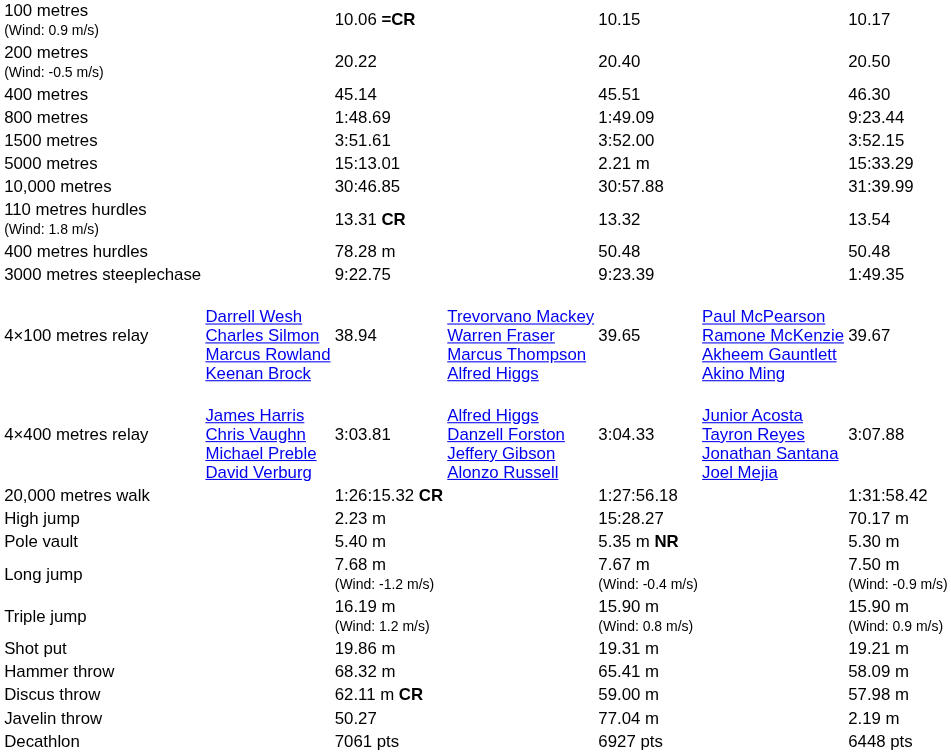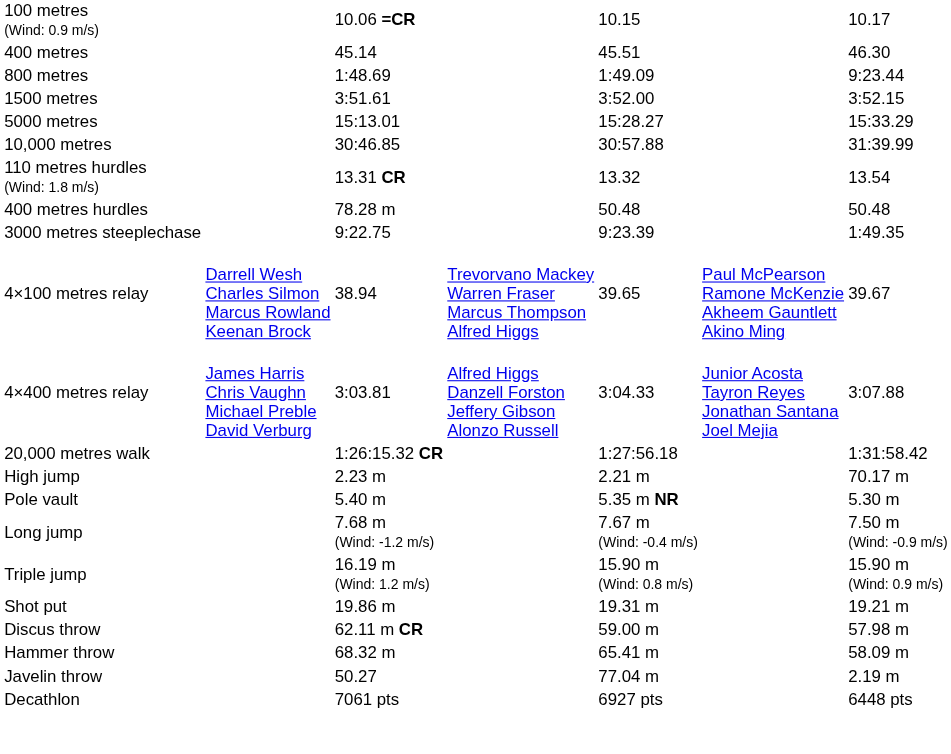- row: (54, 62)
(624, 163) 2.21 m -> (631, 121) 15:28.27
(631, 518) 15:28.27 -> (624, 476) 2.21 m
rows swapped: (52, 695) <-> (59, 672)
